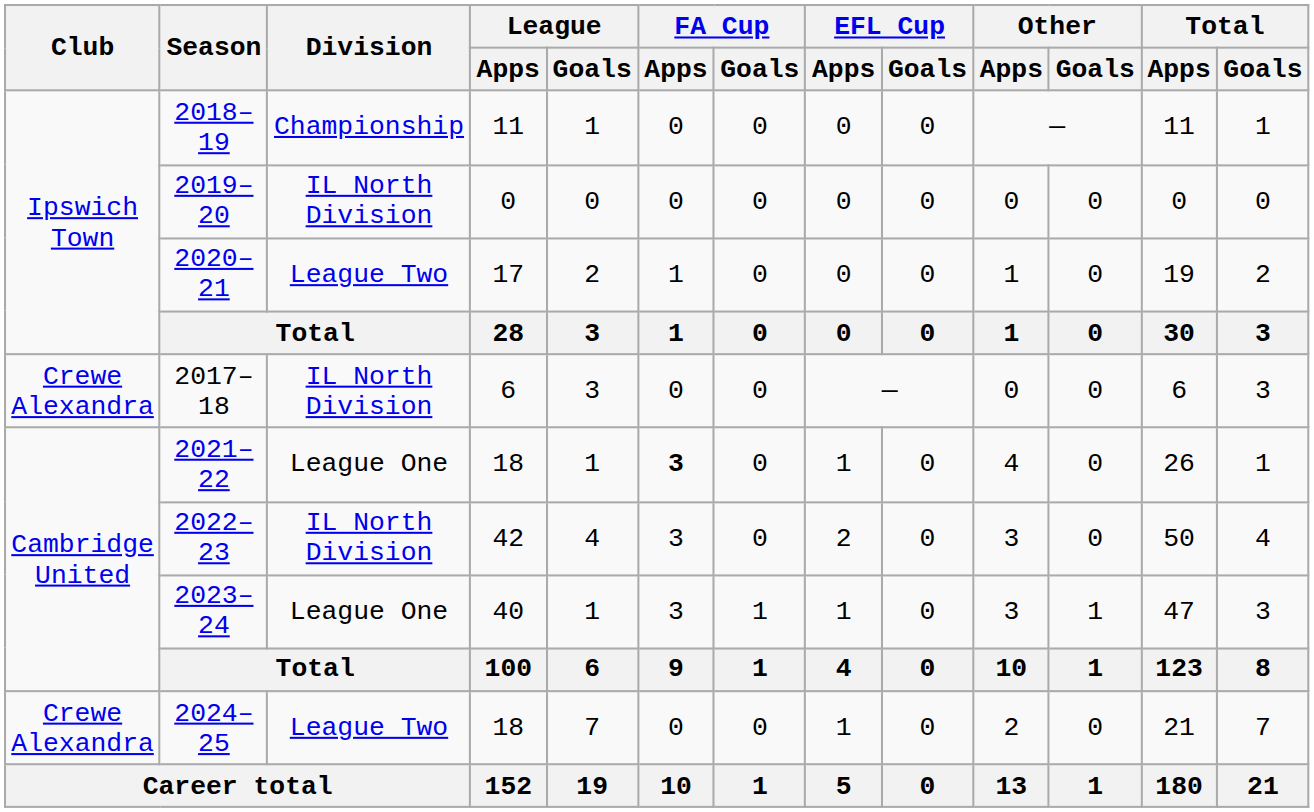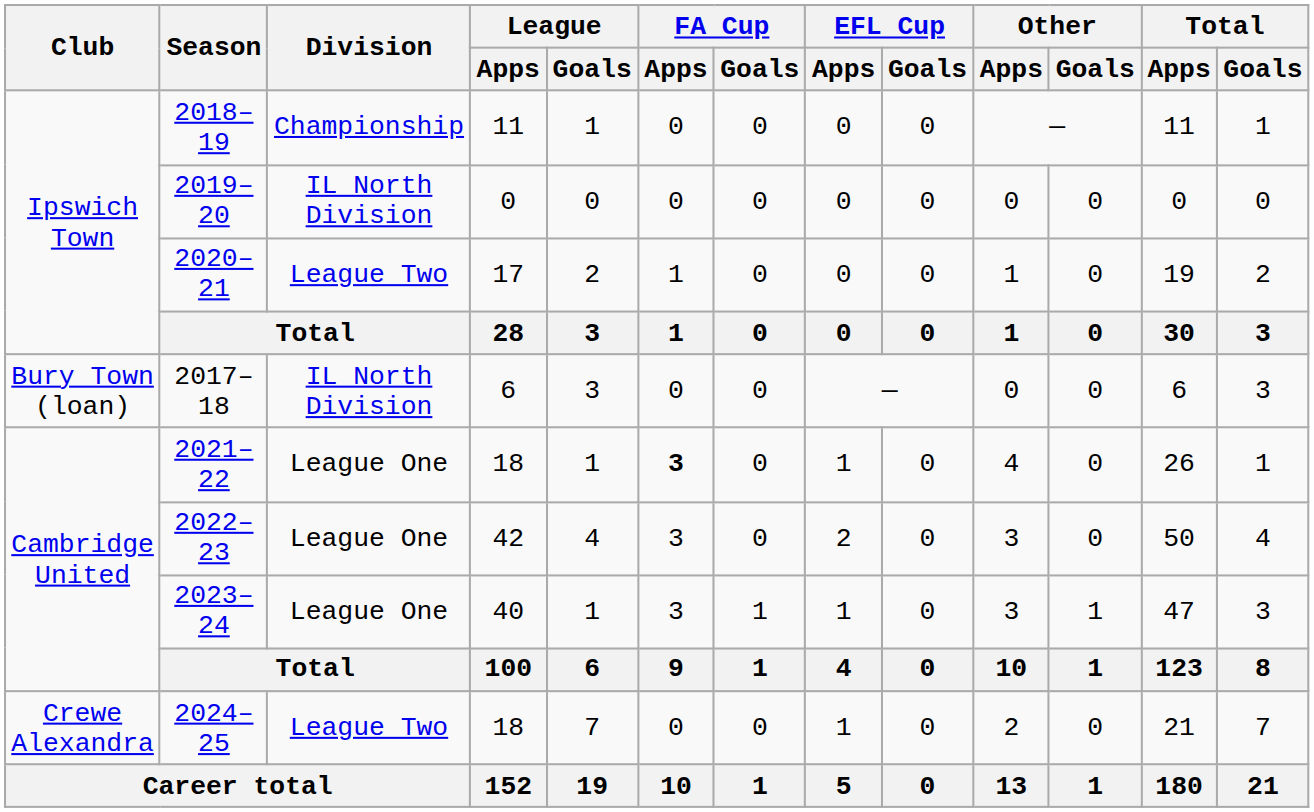(83, 391) Crewe Alexandra -> (83, 391) Bury Town (loan)
(369, 538) IL North Division -> (369, 538) League One
